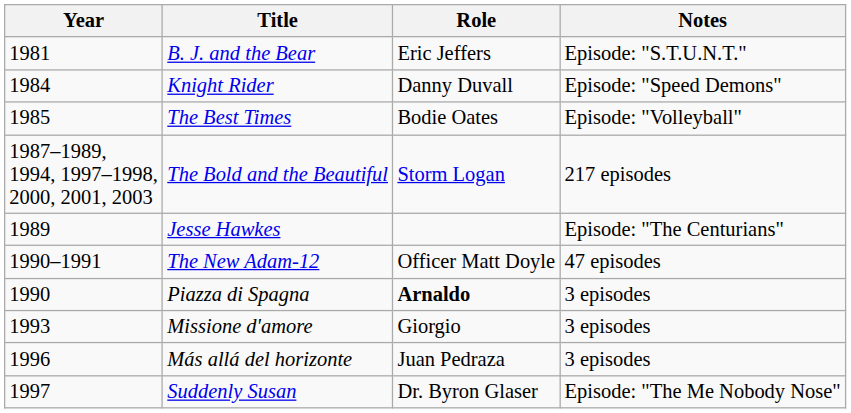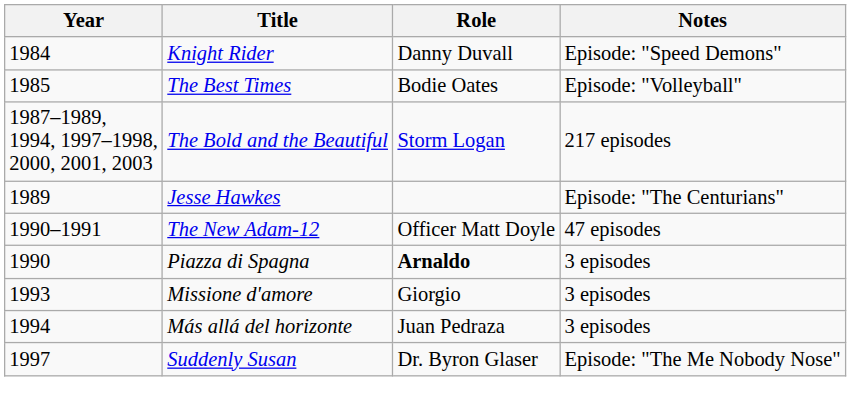- row: (241, 53)
(30, 359) 1996 -> (30, 326) 1994
